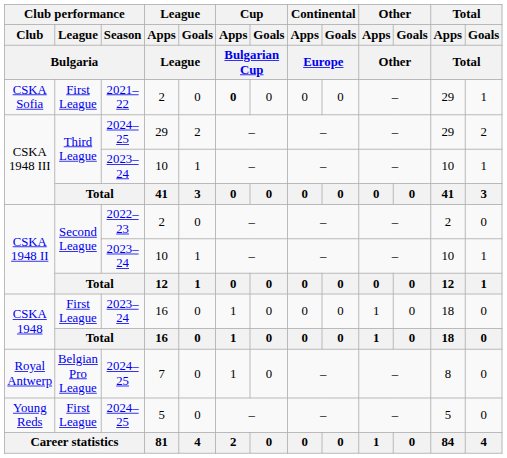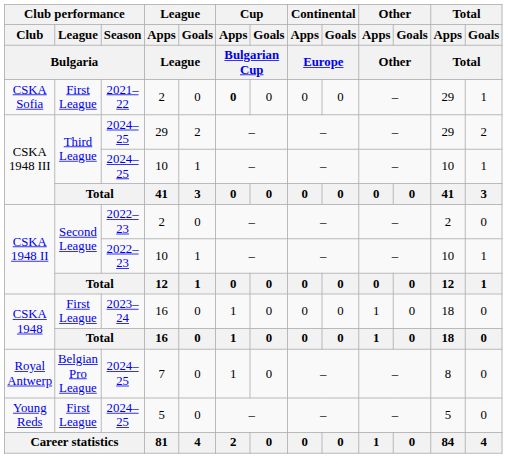(123, 166) 2023–24 -> (123, 166) 2024–25
(123, 256) 2023–24 -> (123, 256) 2022–23
